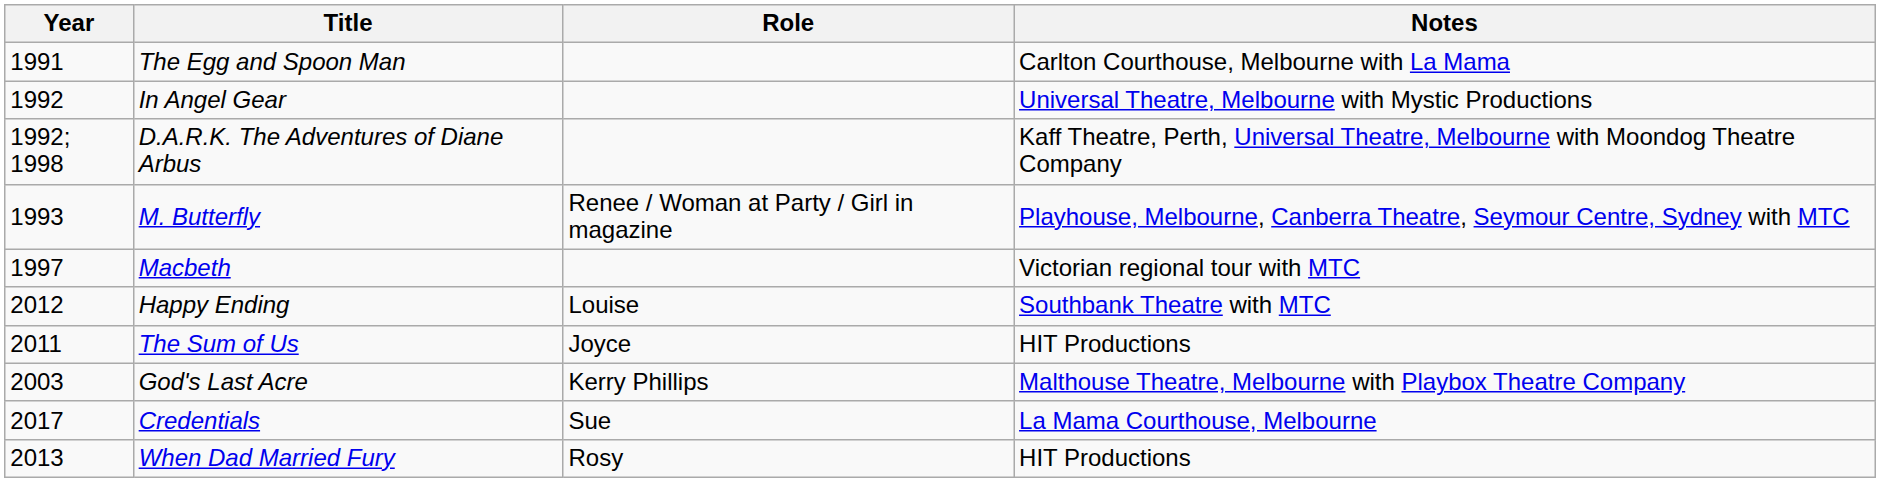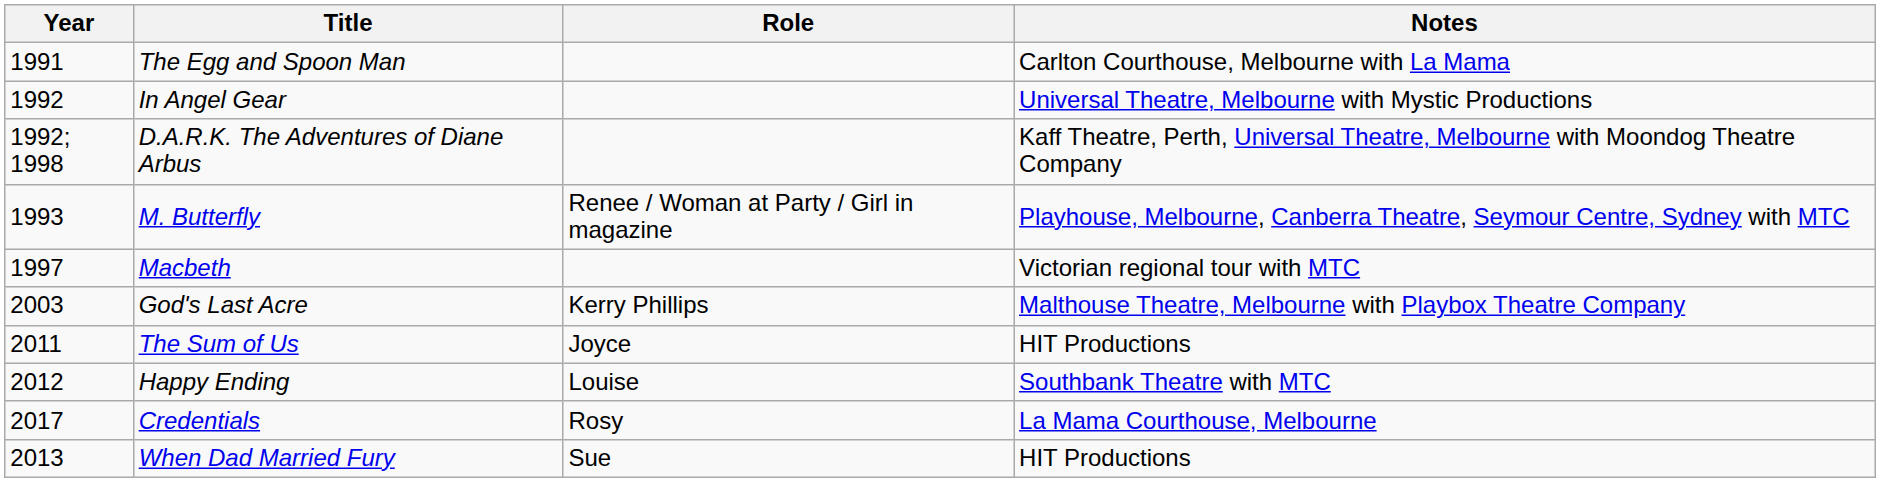rows swapped: (223, 382) <-> (214, 305)
(590, 420) Sue -> (596, 420) Rosy
(596, 458) Rosy -> (590, 458) Sue
